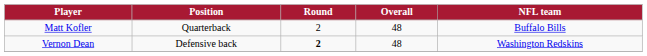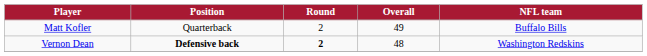(397, 28) 48 -> (399, 28) 49
(206, 43) normal -> (207, 43) bold
